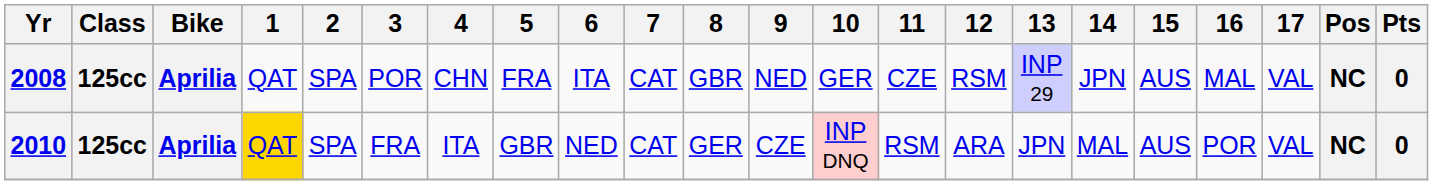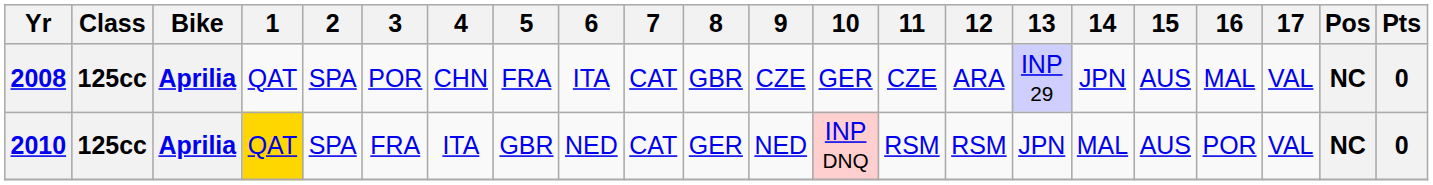(781, 77) NED -> (781, 77) CZE
(979, 77) RSM -> (979, 77) ARA
(781, 145) CZE -> (781, 145) NED
(979, 145) ARA -> (979, 145) RSM
